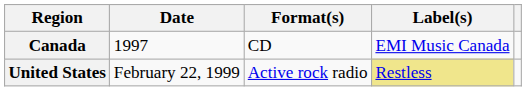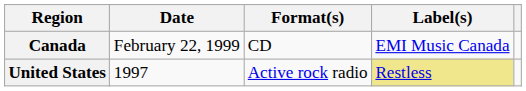(131, 45) 1997 -> (177, 45) February 22, 1999
(177, 72) February 22, 1999 -> (131, 72) 1997
